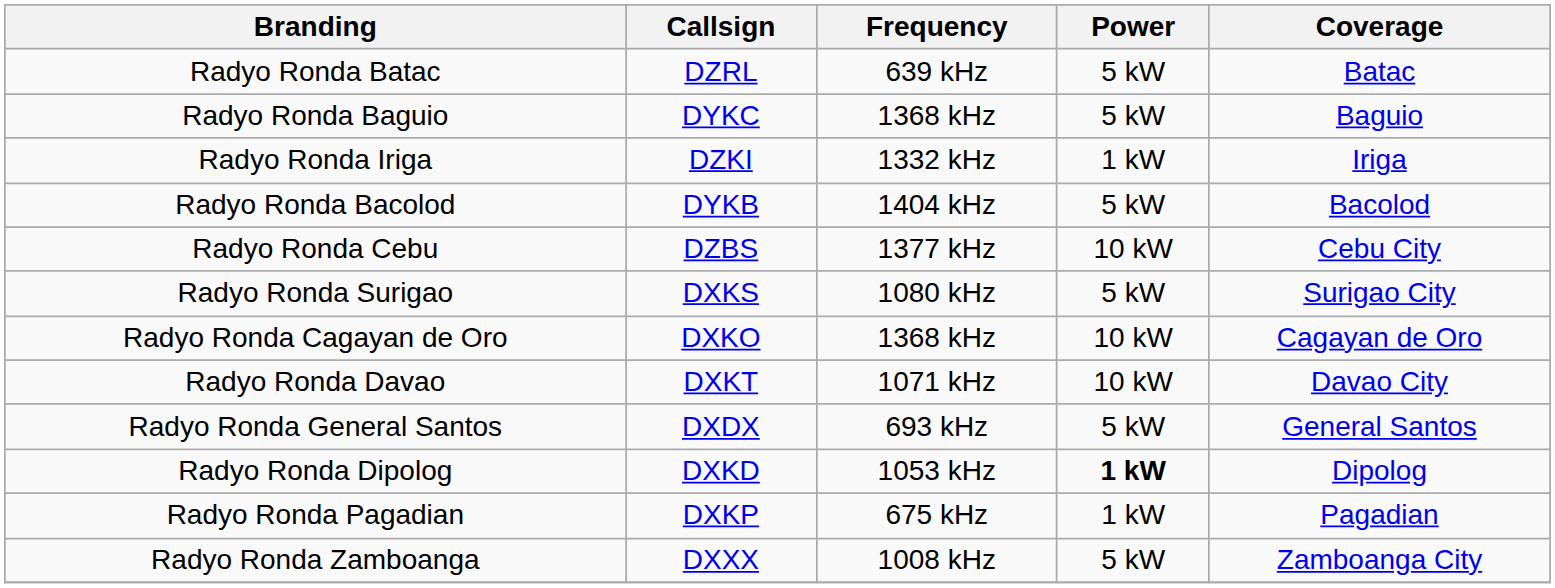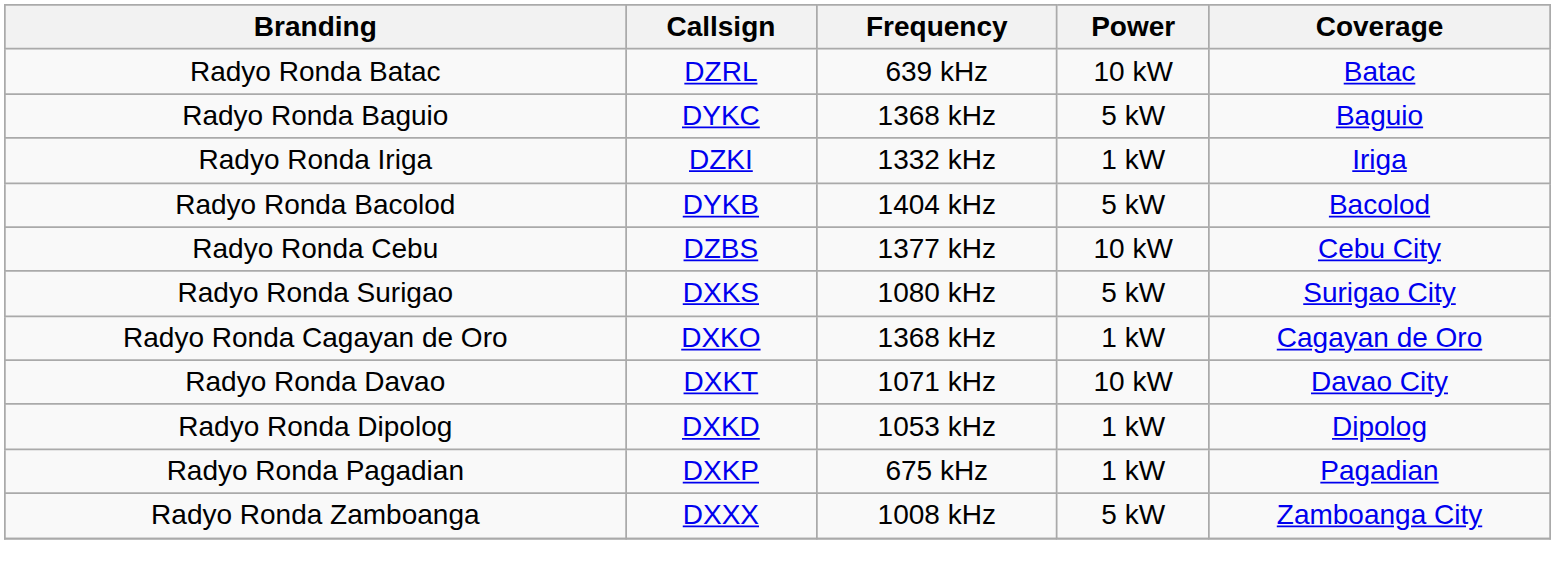(1133, 71) 5 kW -> (1133, 71) 10 kW
(1133, 337) 10 kW -> (1133, 337) 1 kW
- row: (315, 426)
(1133, 470) bold -> (1133, 426) normal
